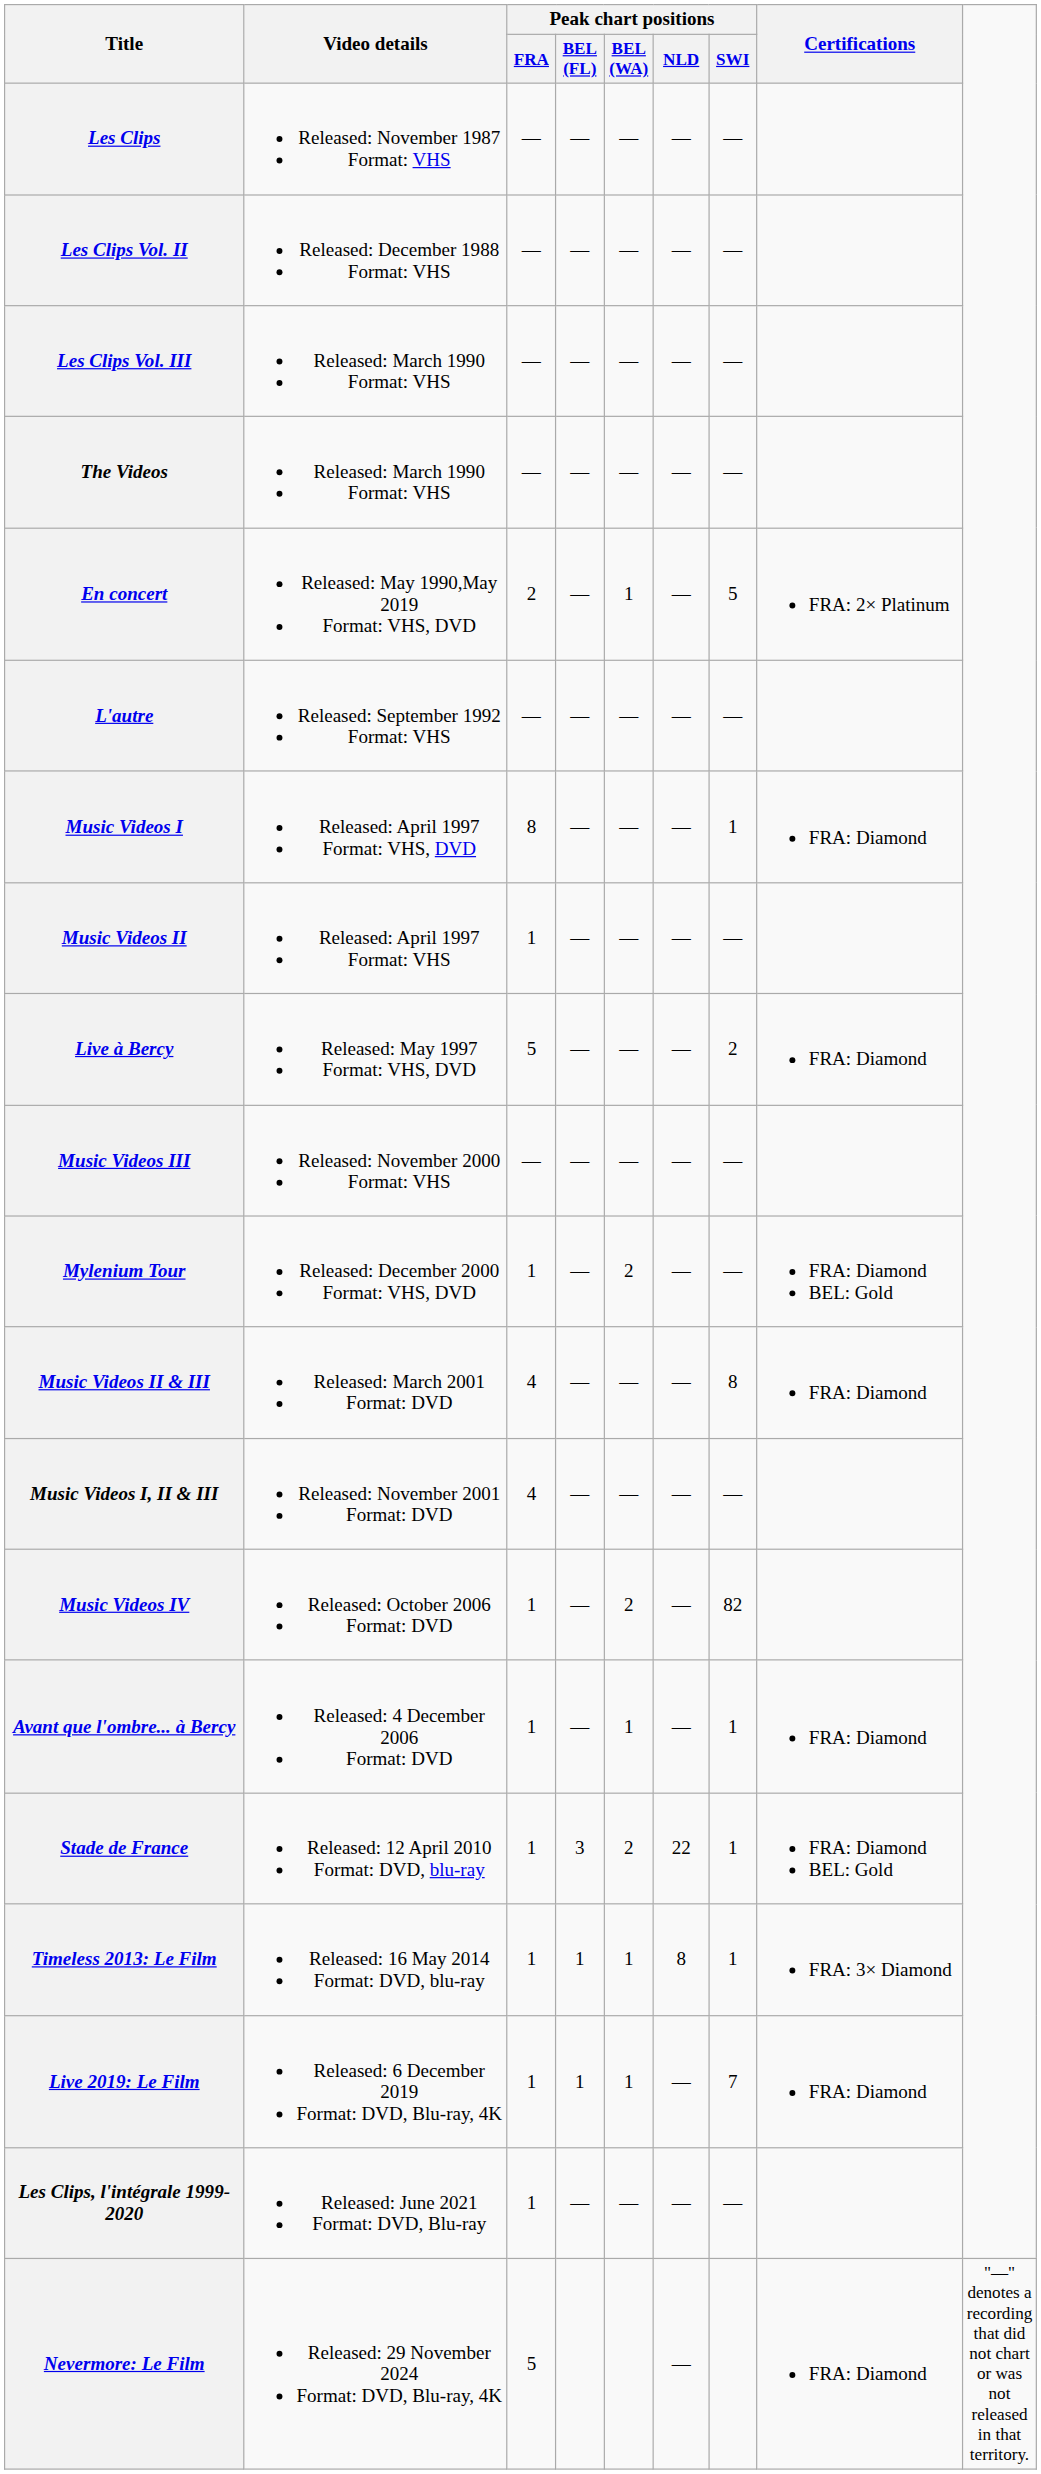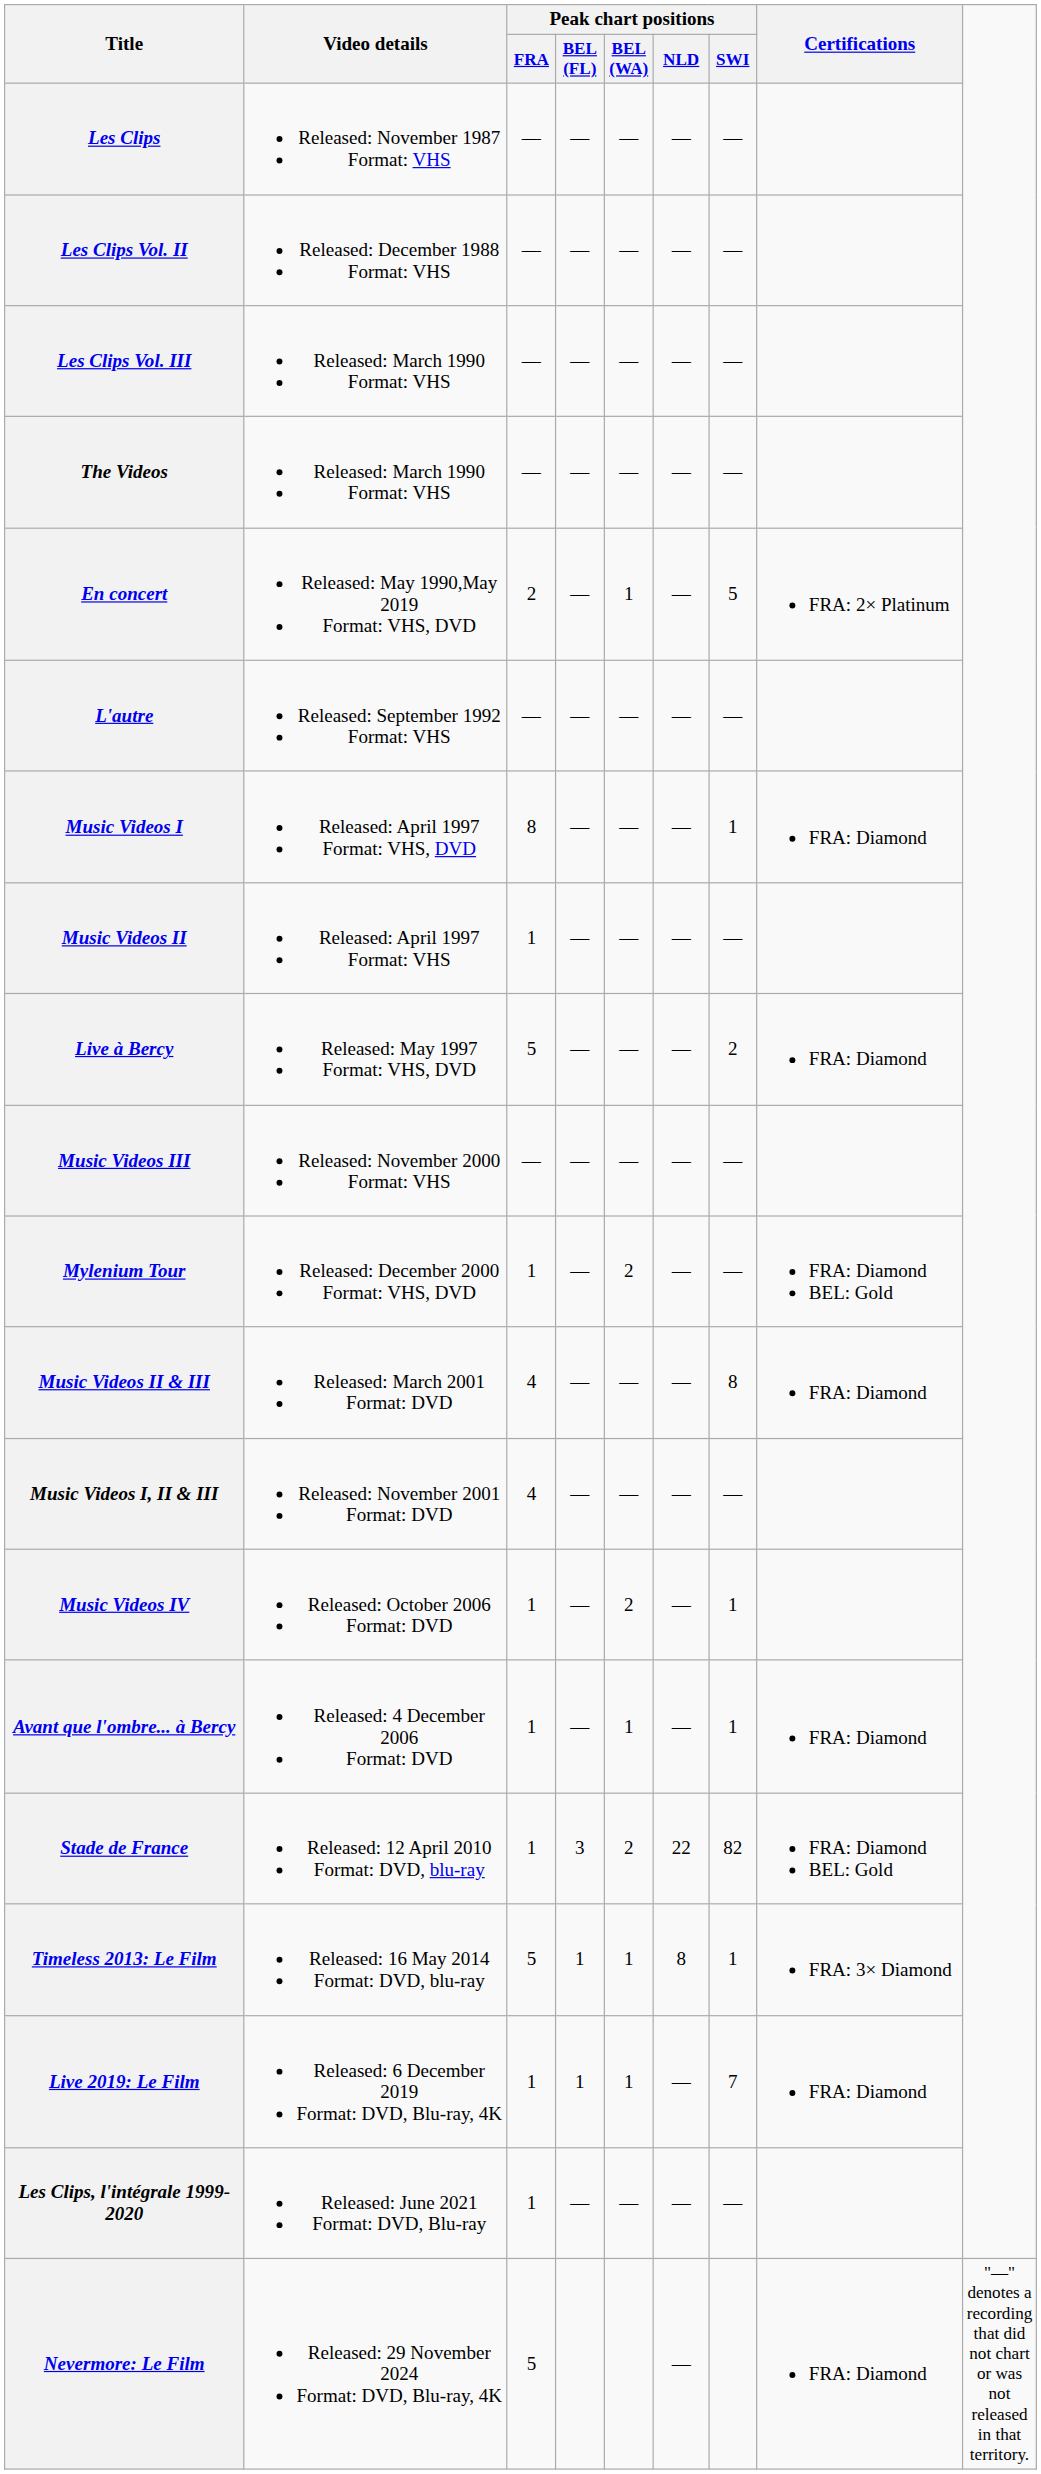(733, 1604) 82 -> (733, 1604) 1
(733, 1848) 1 -> (733, 1848) 82
(531, 1959) 1 -> (531, 1959) 5
